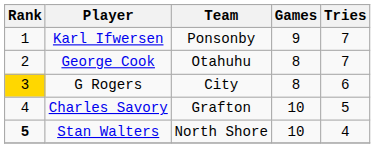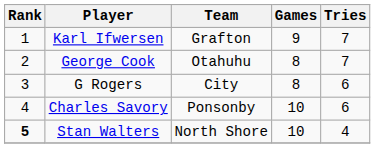(221, 39) Ponsonby -> (221, 39) Grafton
(25, 85) gold background -> (25, 85) no background
(221, 108) Grafton -> (221, 108) Ponsonby
(345, 108) 5 -> (345, 108) 6
